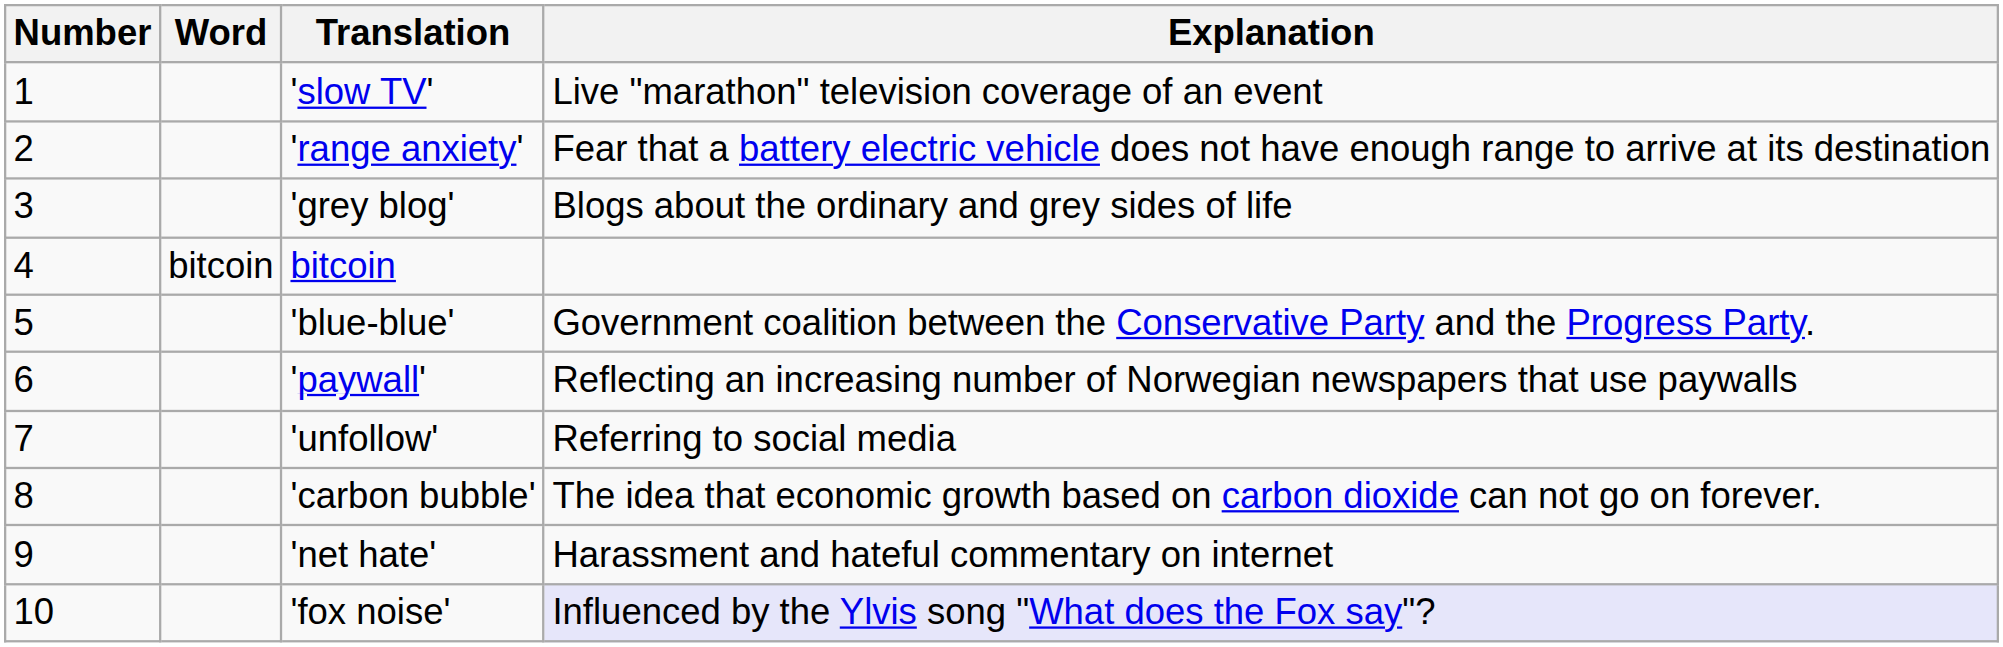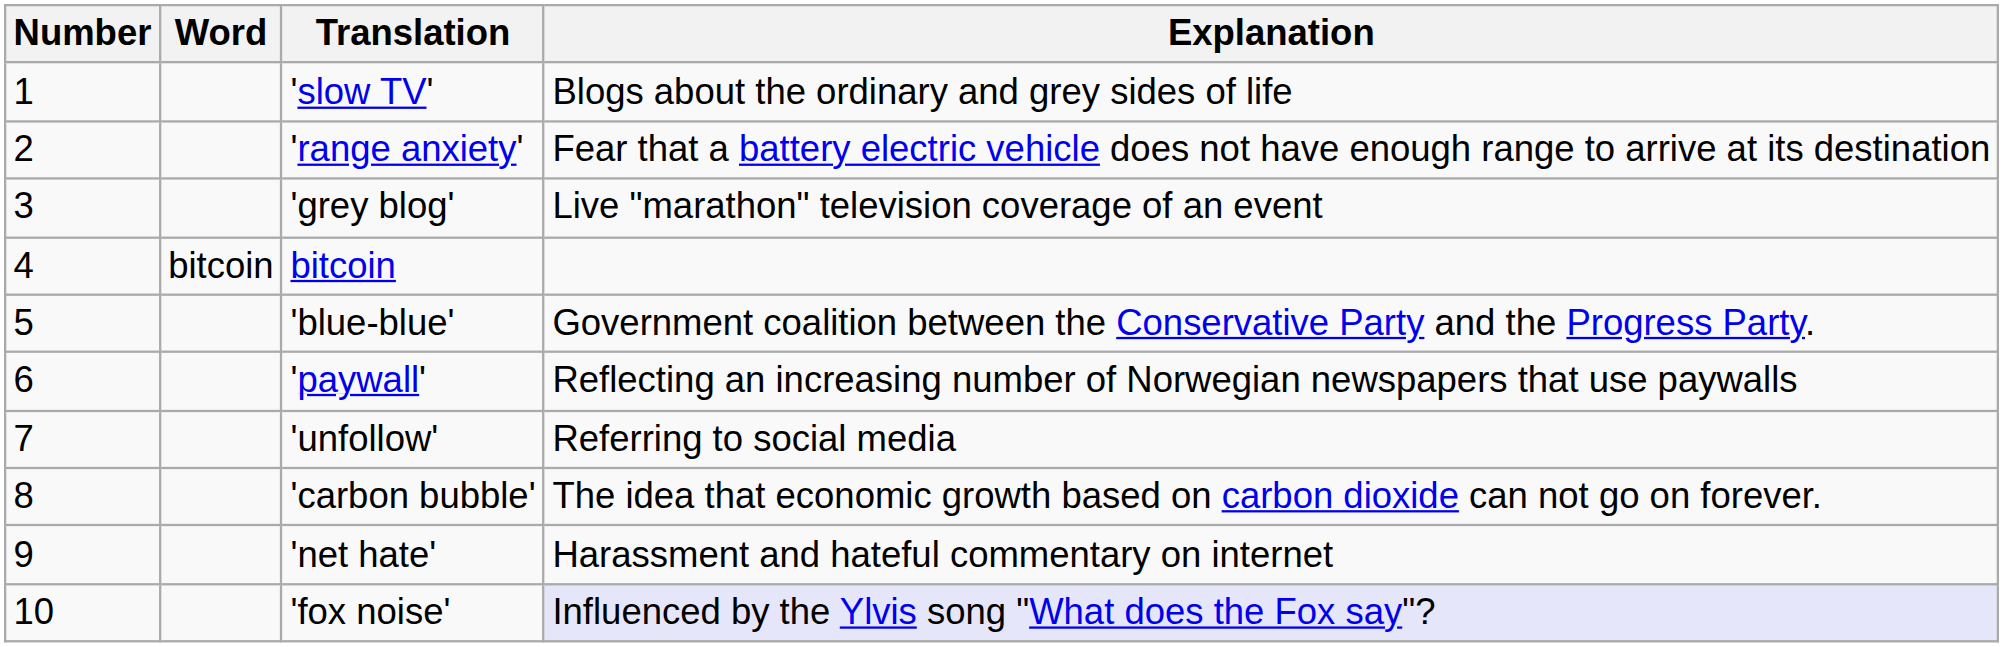(938, 91) Live "marathon" television coverage of an event -> (923, 91) Blogs about the ordinary and grey sides of life
(923, 206) Blogs about the ordinary and grey sides of life -> (938, 206) Live "marathon" television coverage of an event
